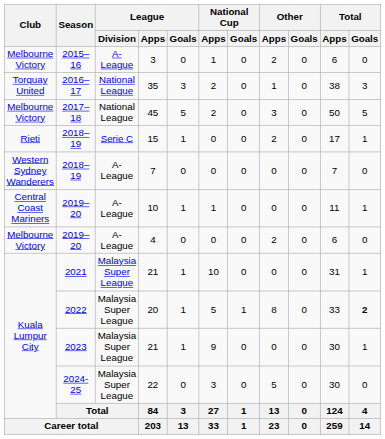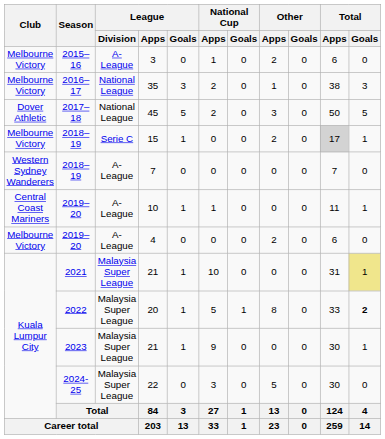(30, 86) Torquay United -> (30, 86) Melbourne Victory
(30, 112) Melbourne Victory -> (30, 112) Dover Athletic
(30, 139) Rieti -> (30, 139) Melbourne Victory
(334, 139) no background -> (334, 139) lightgrey background
(365, 272) no background -> (365, 272) khaki background
